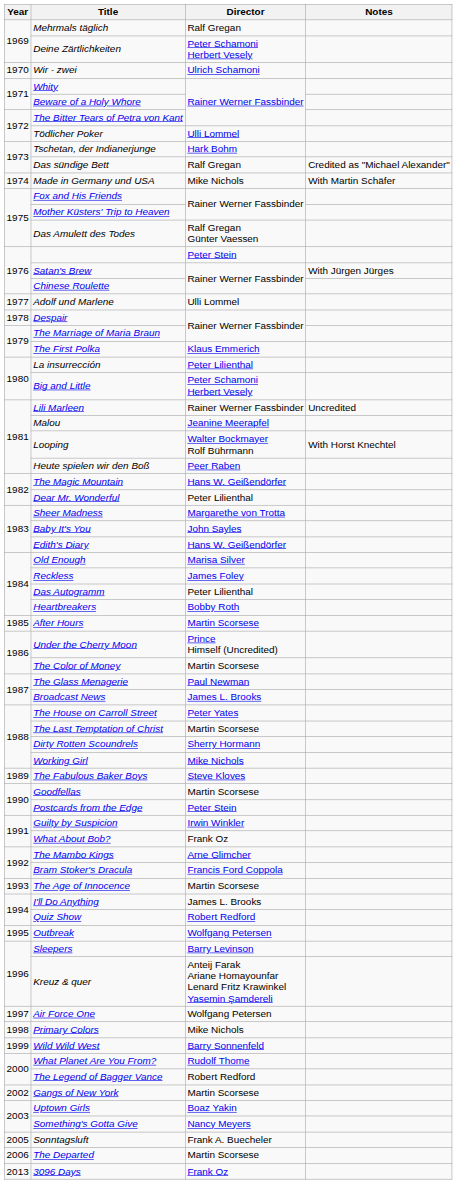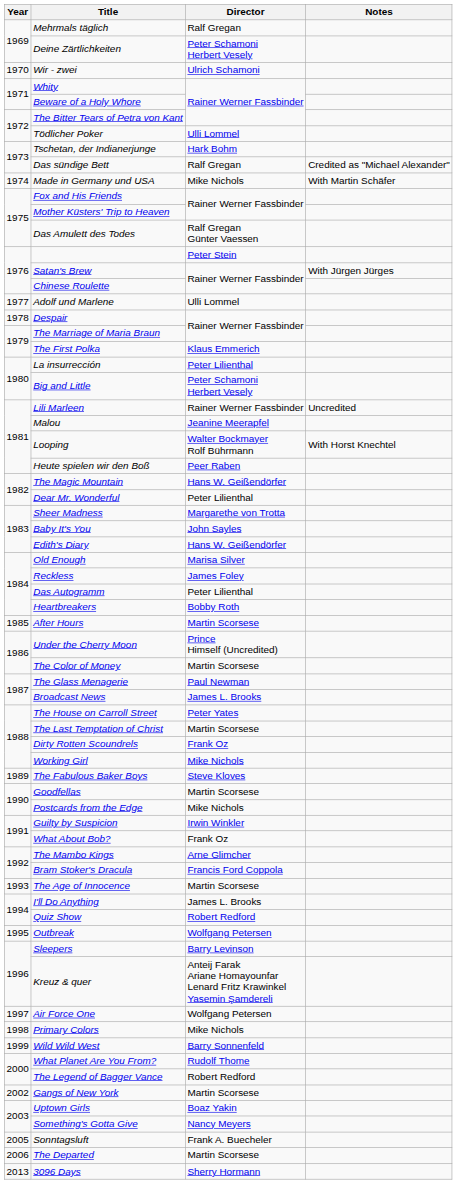(224, 744) Sherry Hormann -> (208, 744) Frank Oz
(212, 807) Peter Stein -> (216, 807) Mike Nichols
(208, 1171) Frank Oz -> (224, 1171) Sherry Hormann
